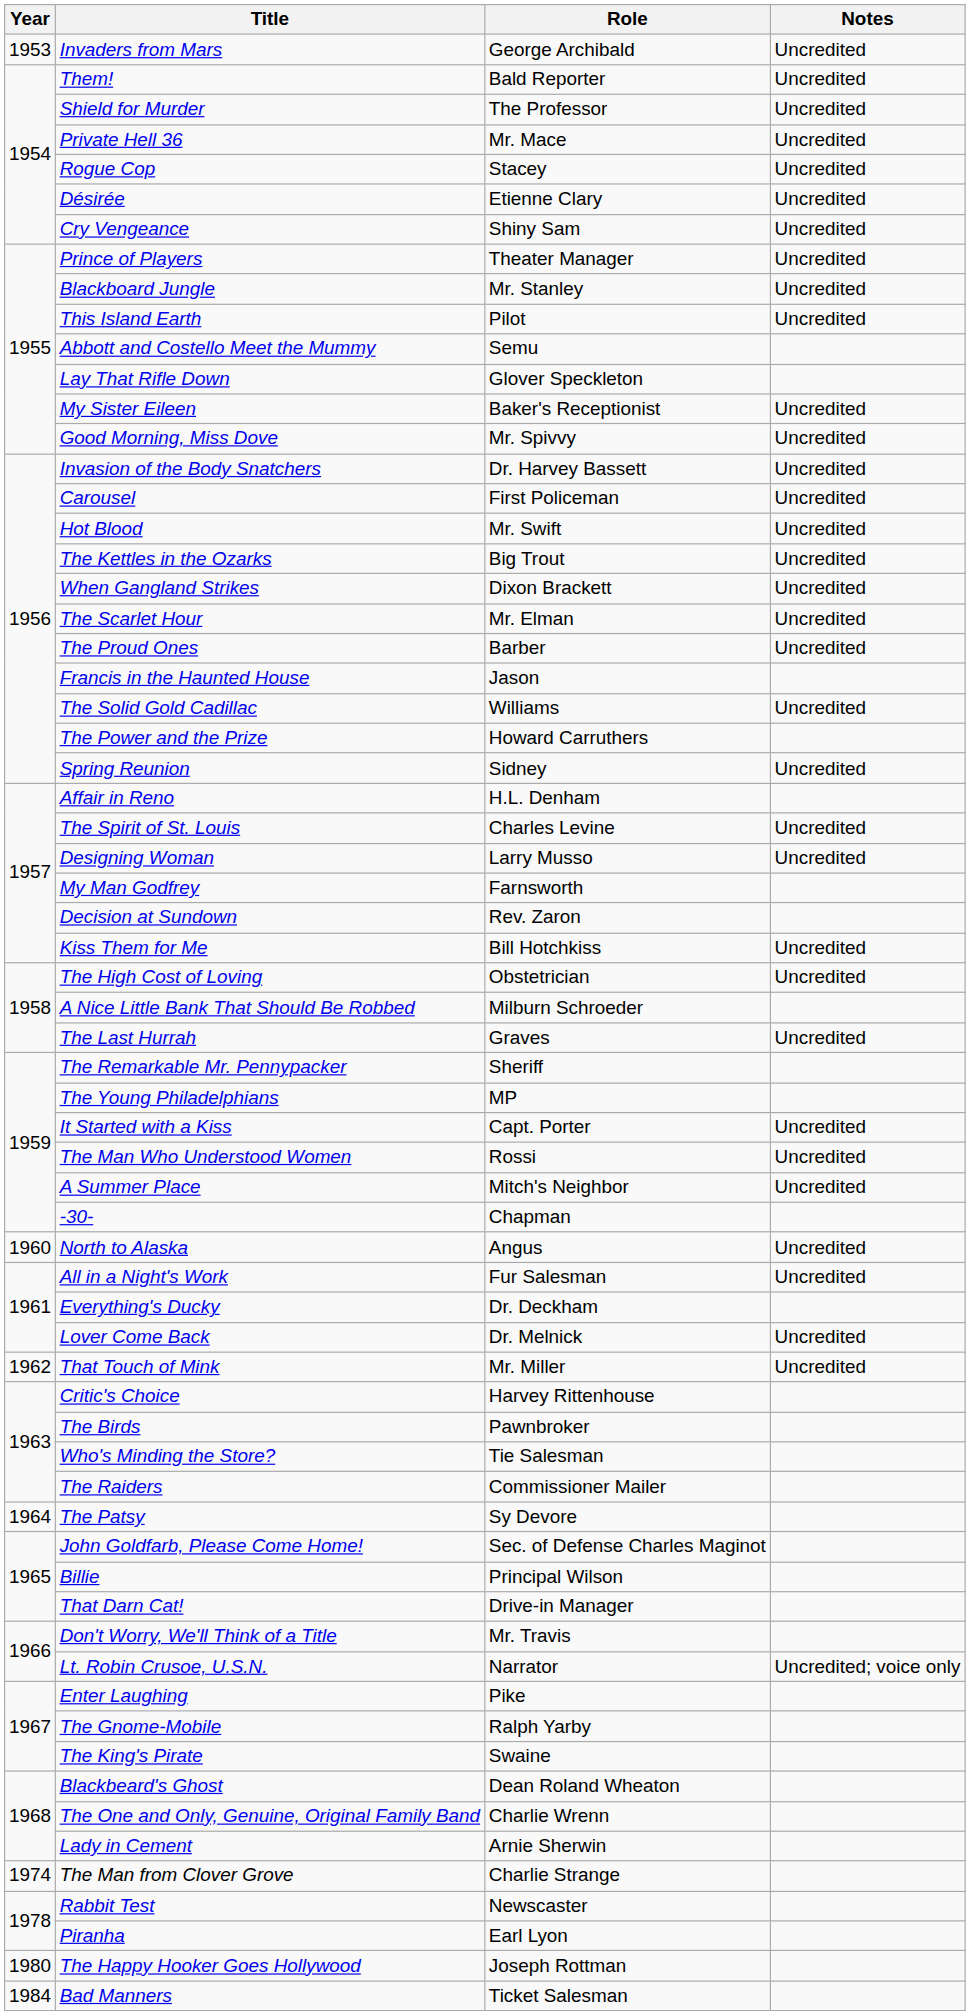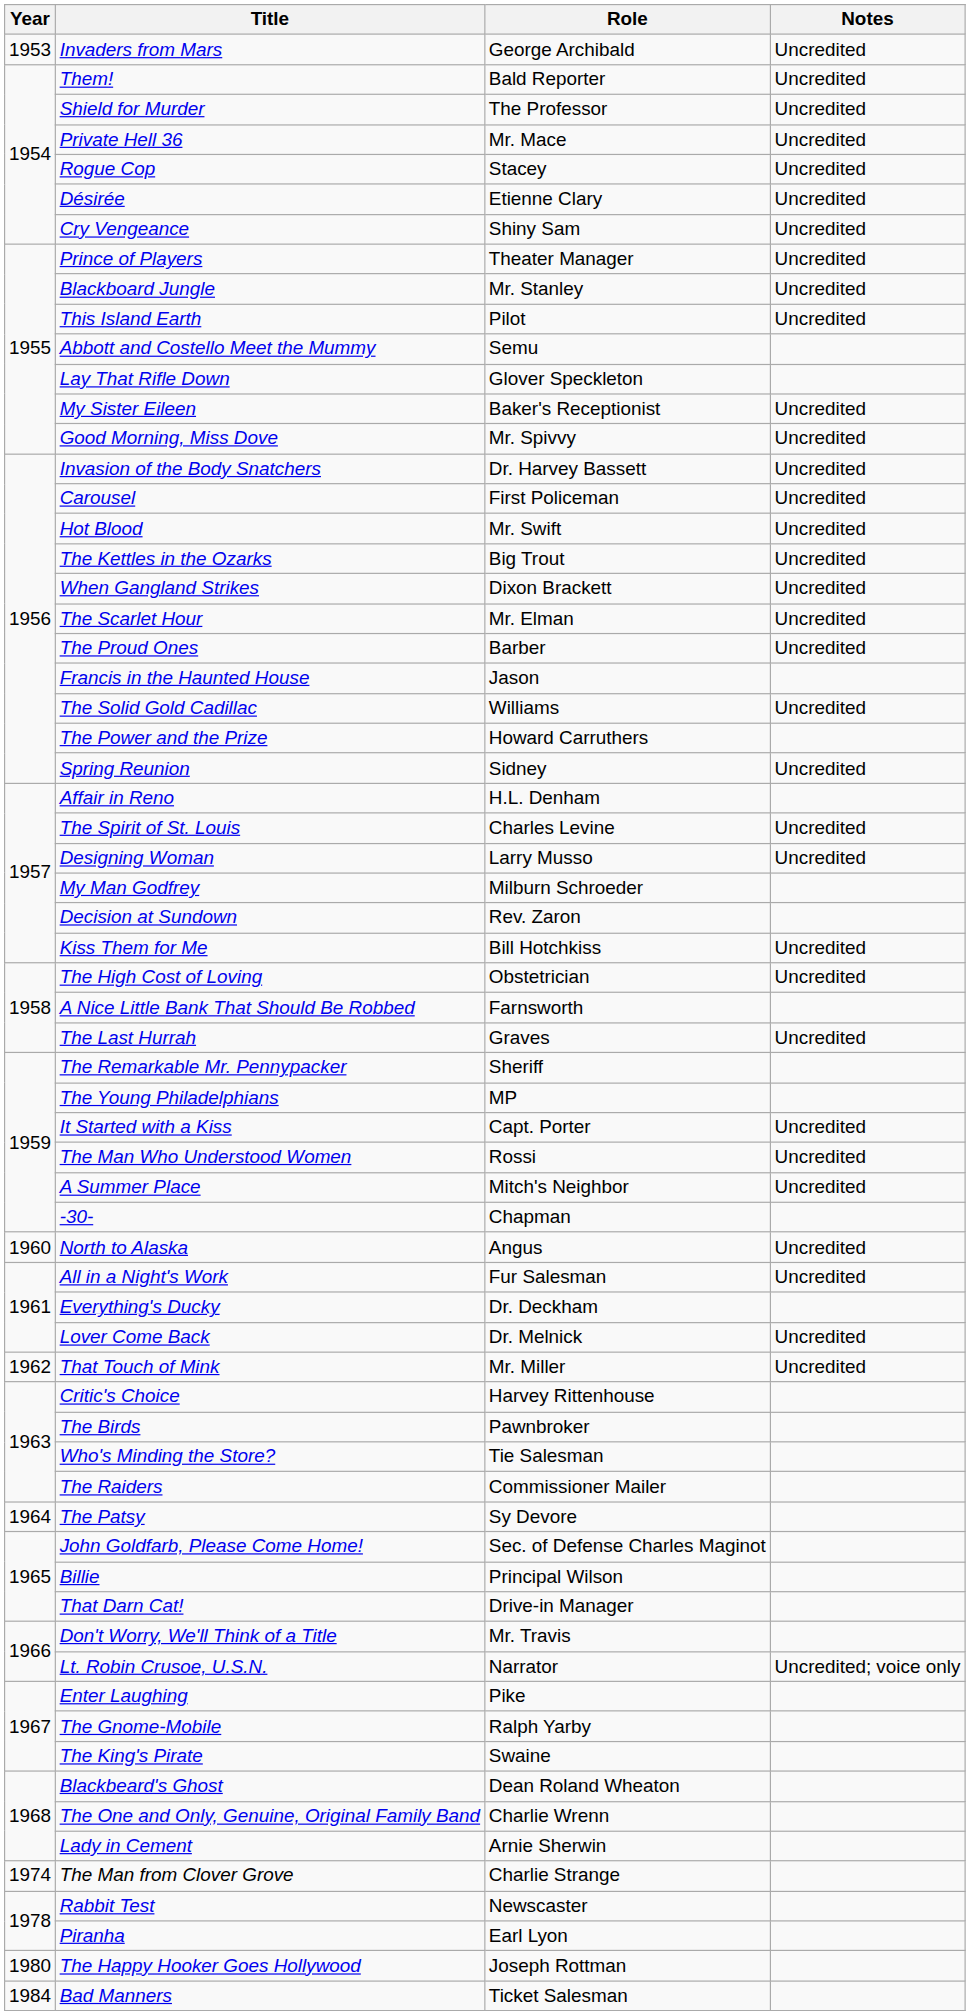(536, 887) Farnsworth -> (566, 887) Milburn Schroeder
(566, 1007) Milburn Schroeder -> (536, 1007) Farnsworth
